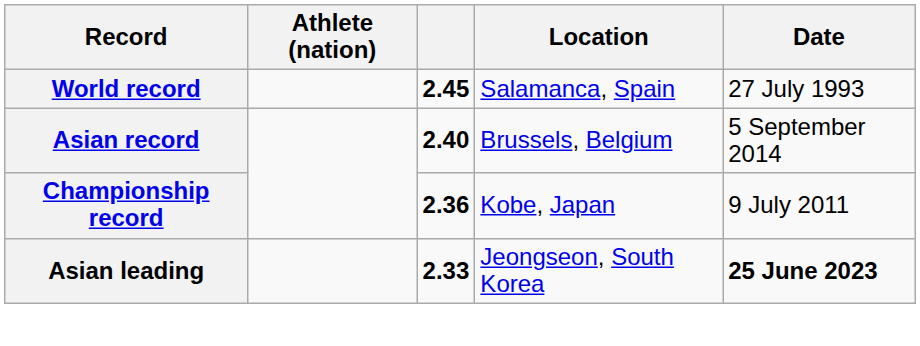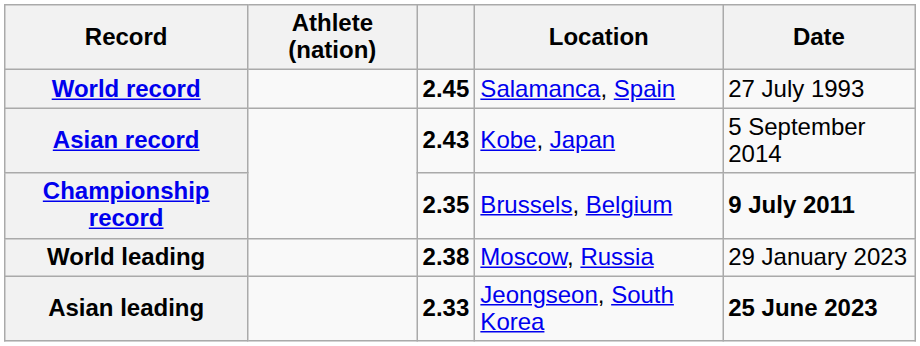(446, 140) 2.40 -> (446, 140) 2.43
(576, 140) Brussels, Belgium -> (548, 140) Kobe, Japan
(446, 205) 2.36 -> (446, 205) 2.35
(548, 205) Kobe, Japan -> (576, 205) Brussels, Belgium
(789, 205) normal -> (792, 205) bold
+ row: (126, 256)
